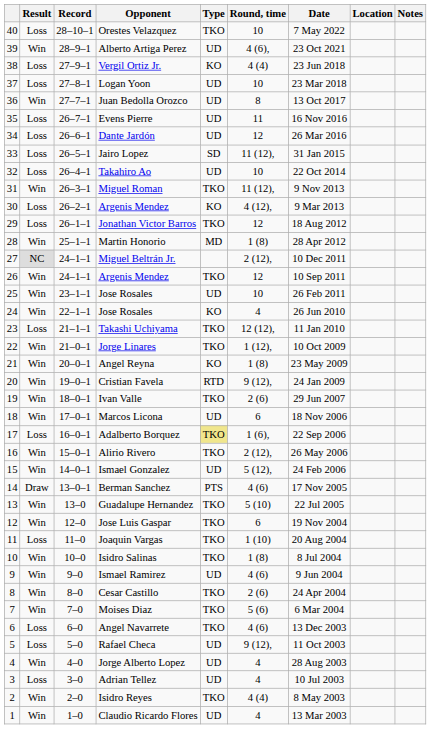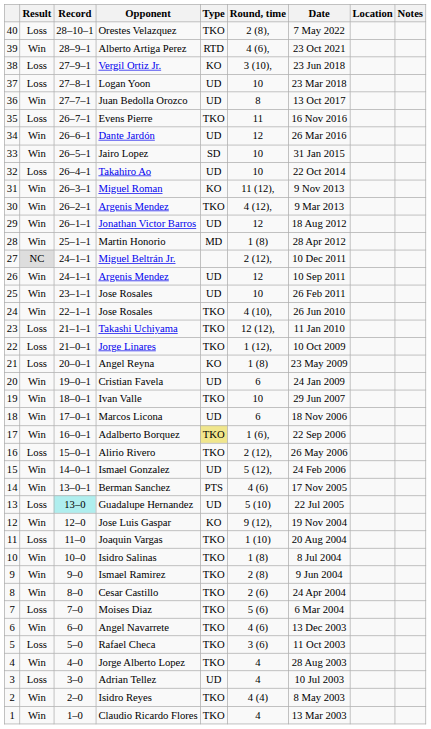(258, 31) 10 -> (258, 31) 2 (8),
(214, 48) UD -> (214, 48) RTD
(258, 66) 4 (4) -> (258, 66) 3 (10),
(214, 118) UD -> (214, 118) TKO
(37, 136) Loss -> (37, 136) Win
(37, 153) Loss -> (37, 153) Win
(258, 153) 11 (12), -> (258, 153) 10
(214, 188) TKO -> (214, 188) KO
(37, 206) Loss -> (37, 206) Win
(214, 206) KO -> (214, 206) TKO
(37, 223) Loss -> (37, 223) Win
(214, 223) TKO -> (214, 223) UD
(214, 276) TKO -> (214, 276) UD
(214, 311) KO -> (214, 311) TKO
(258, 311) 4 -> (258, 311) 4 (10),
(37, 346) Win -> (37, 346) Loss
(37, 364) Win -> (37, 364) Loss
(214, 381) RTD -> (214, 381) UD
(258, 381) 9 (12), -> (258, 381) 6
(258, 399) 2 (6) -> (258, 399) 10
(37, 434) Loss -> (37, 434) Win
(37, 452) Win -> (37, 452) Loss
(37, 487) Draw -> (37, 487) Win
(37, 504) Win -> (37, 504) Loss
(75, 504) no background -> (75, 504) paleturquoise background
(214, 504) TKO -> (214, 504) UD
(214, 522) TKO -> (214, 522) KO
(258, 522) 6 -> (258, 522) 9 (12),
(214, 574) UD -> (214, 574) TKO
(258, 574) 4 (6) -> (258, 574) 2 (8)
(37, 609) Win -> (37, 609) Loss
(37, 627) Loss -> (37, 627) Win
(214, 645) UD -> (214, 645) TKO
(258, 645) 9 (12), -> (258, 645) 3 (6)
(214, 662) UD -> (214, 662) TKO
(214, 715) UD -> (214, 715) TKO
